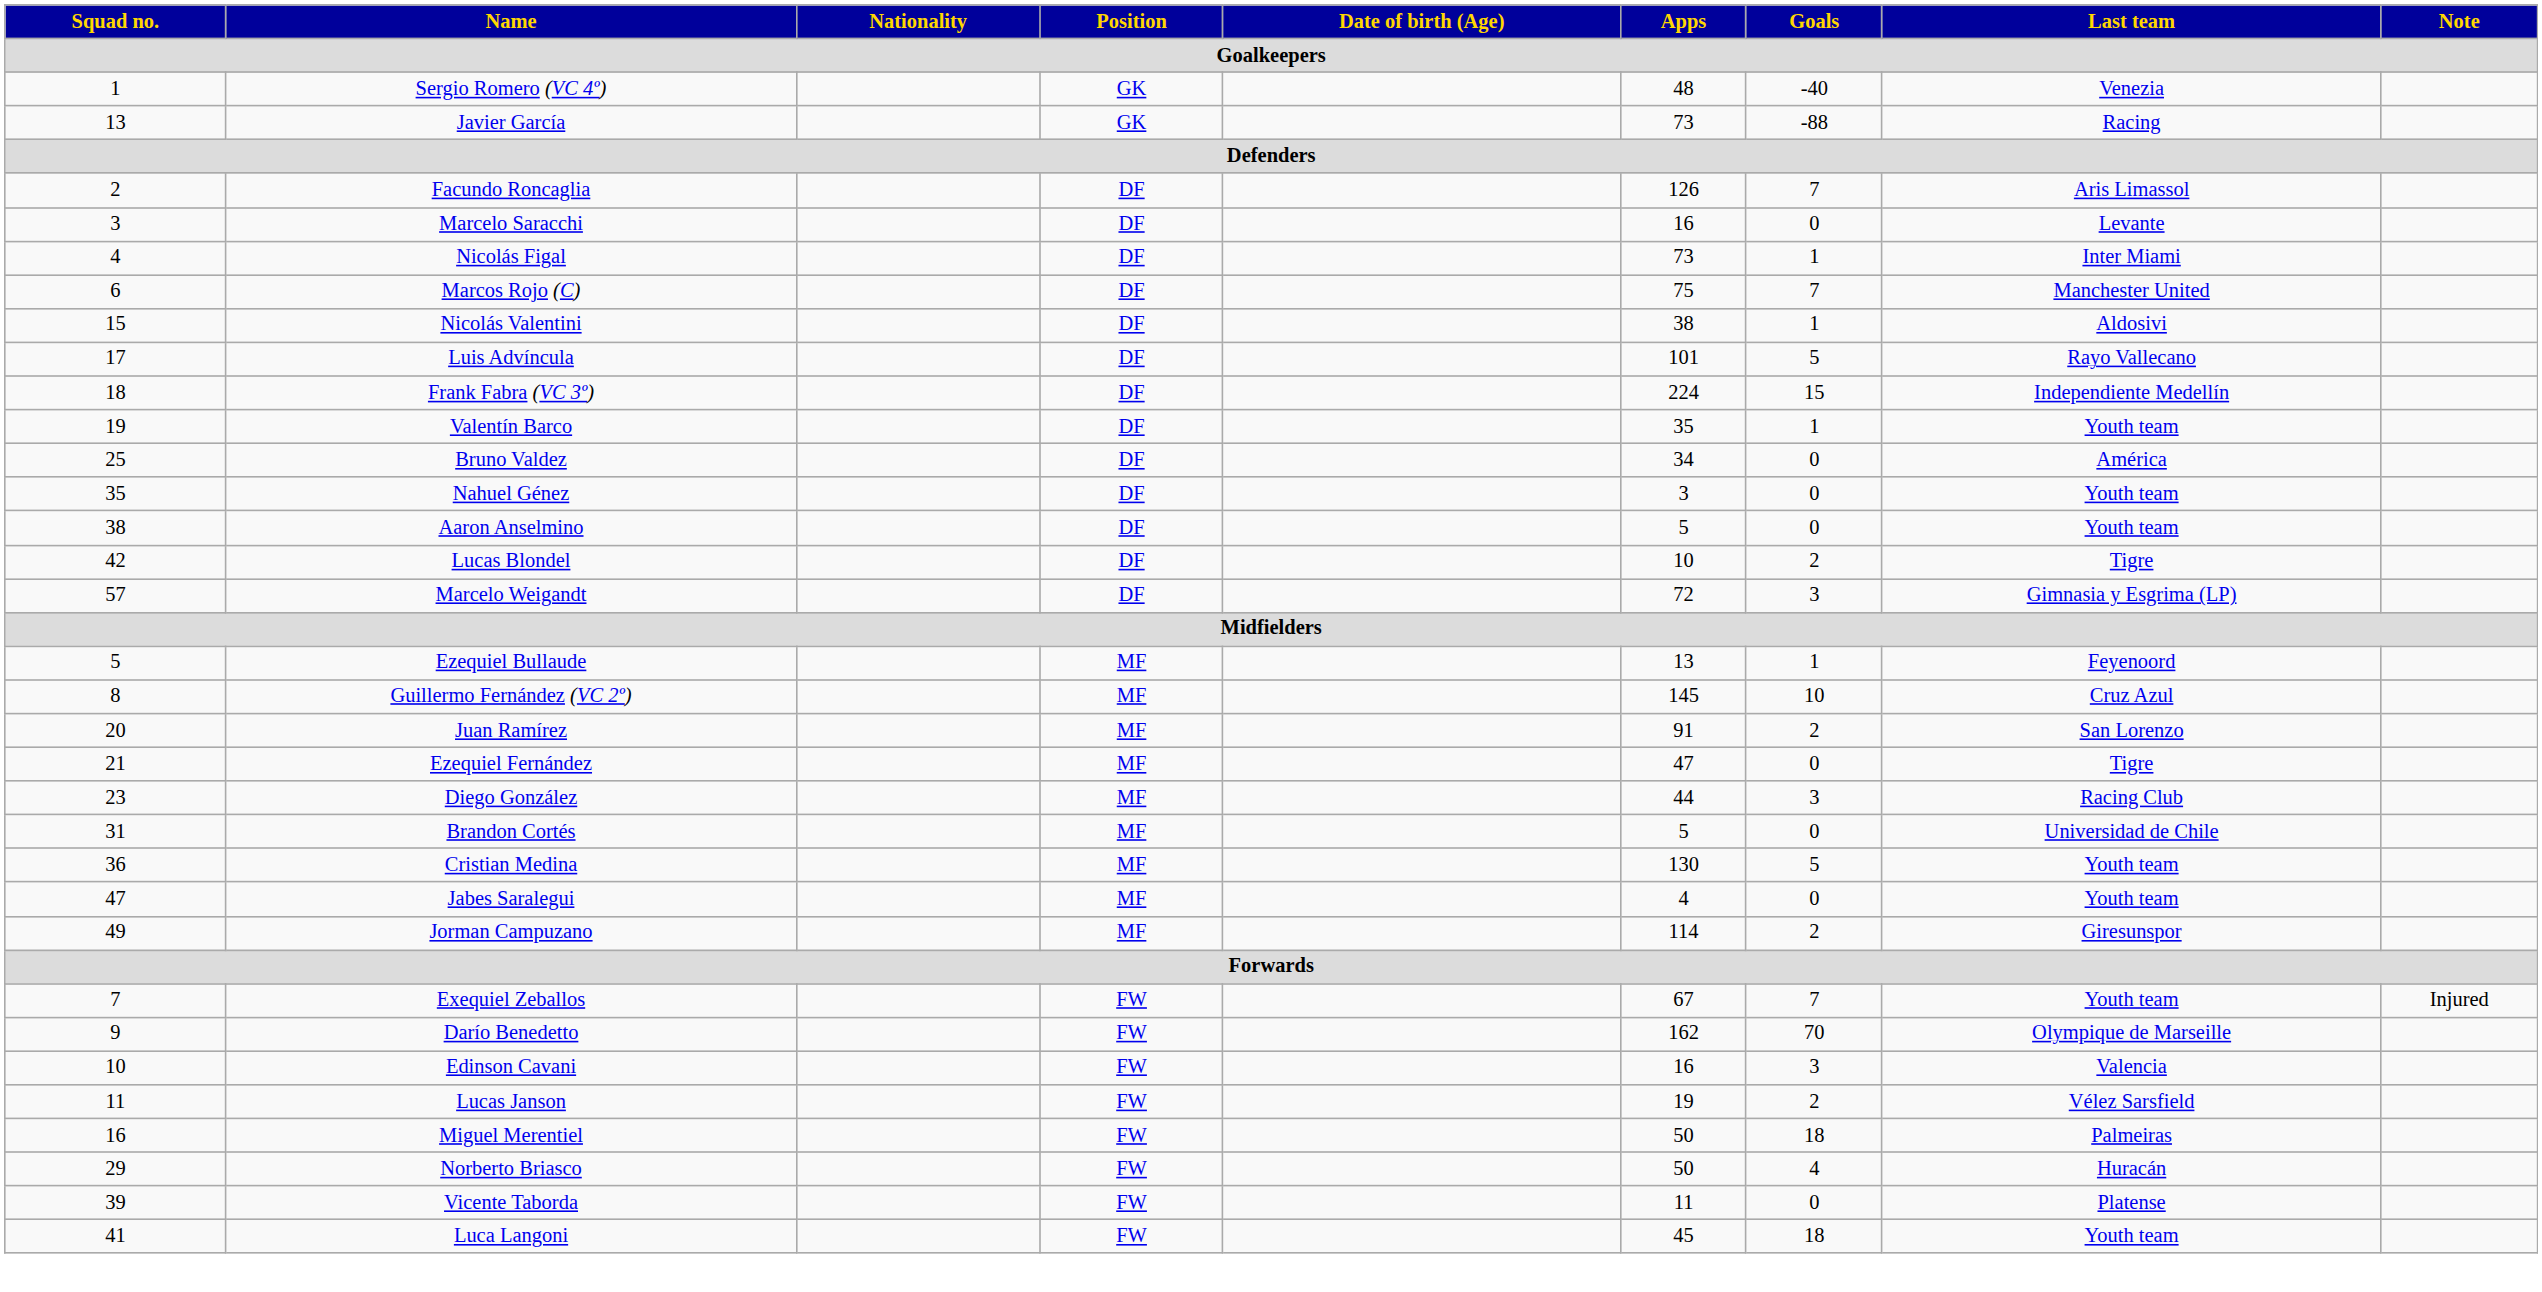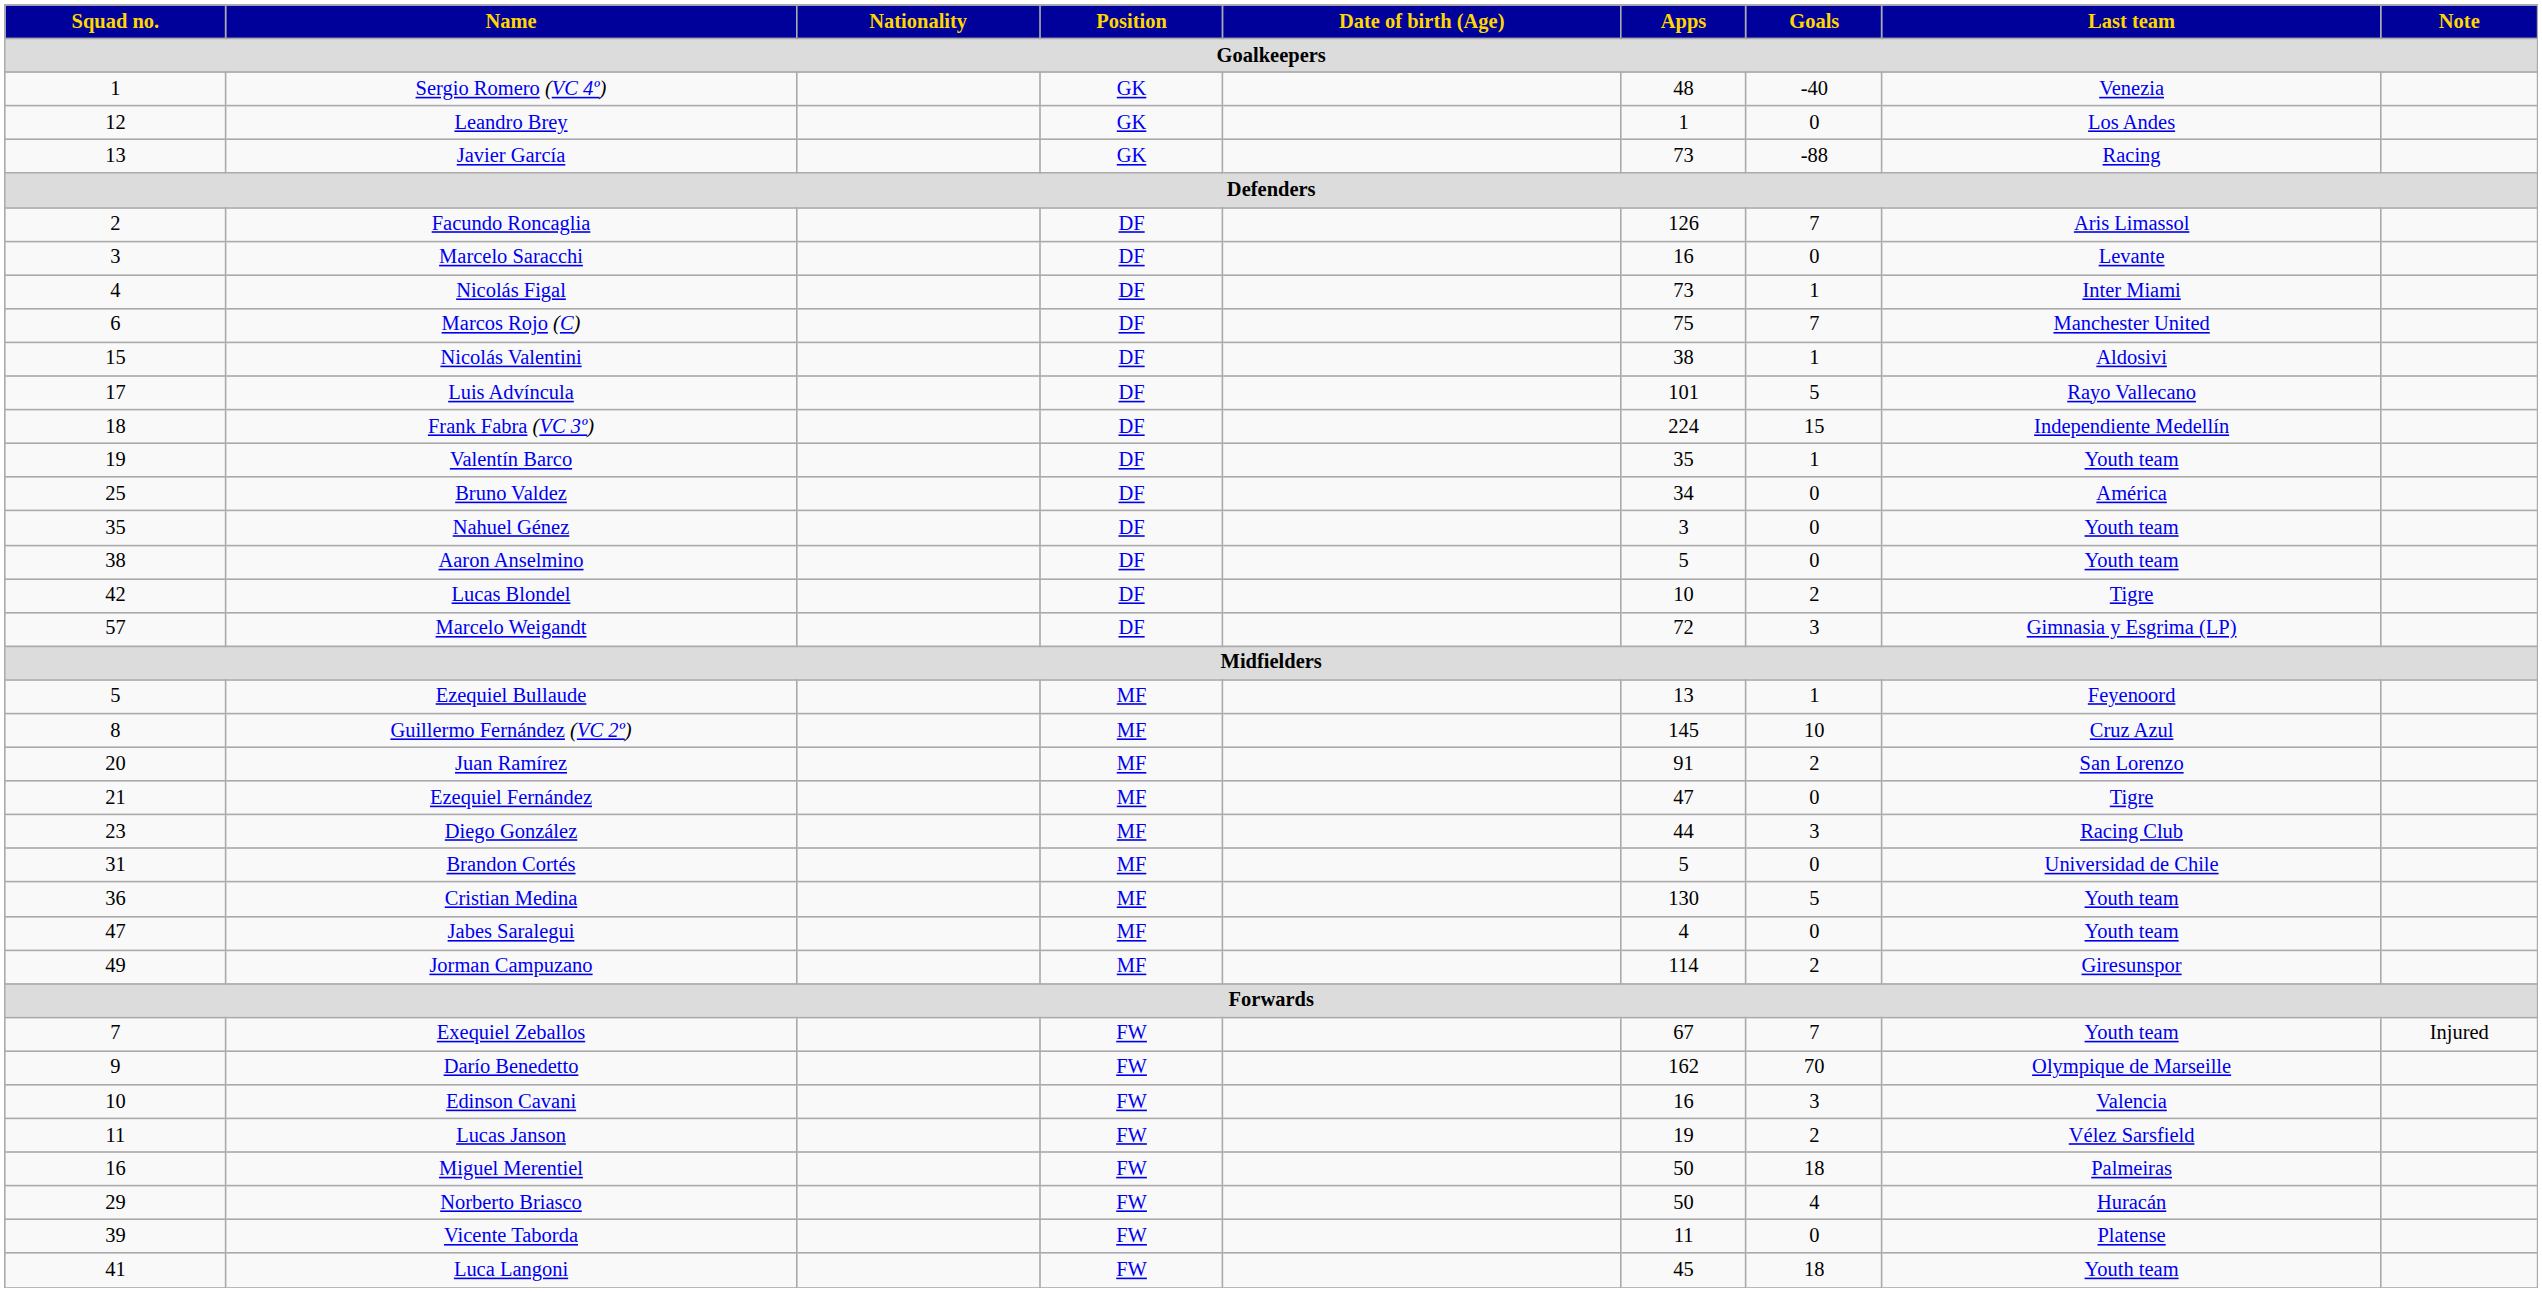+ row: (511, 122)
